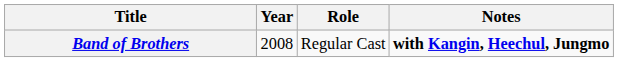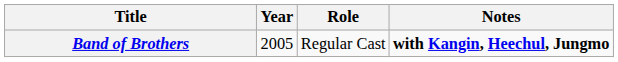(277, 43) 2008 -> (277, 43) 2005
